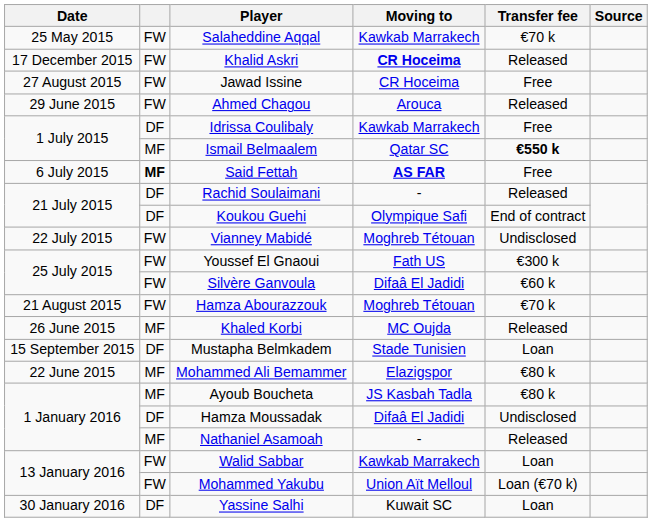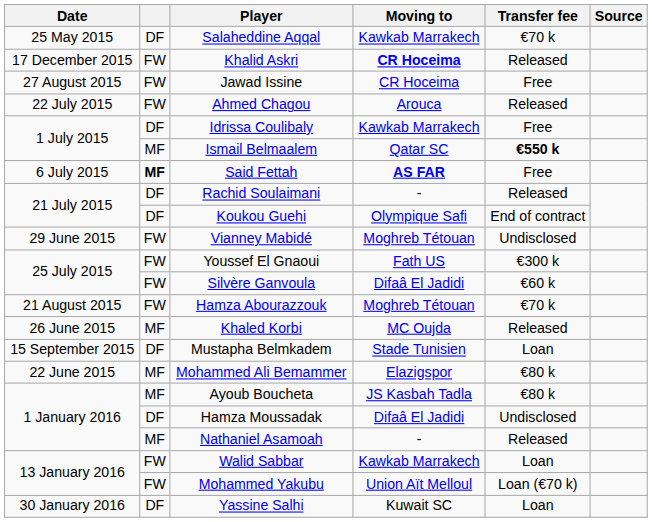(155, 38) FW -> (155, 38) DF
(72, 104) 29 June 2015 -> (72, 104) 22 July 2015
(72, 238) 22 July 2015 -> (72, 238) 29 June 2015
